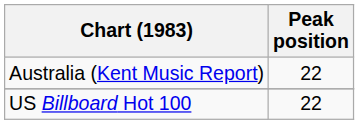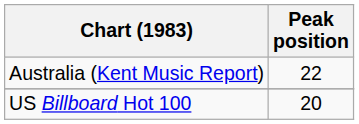(311, 103) 22 -> (311, 103) 20
